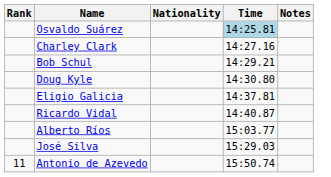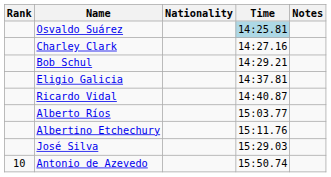- row: (64, 80)
+ row: (98, 130)
(19, 163) 11 -> (19, 163) 10
